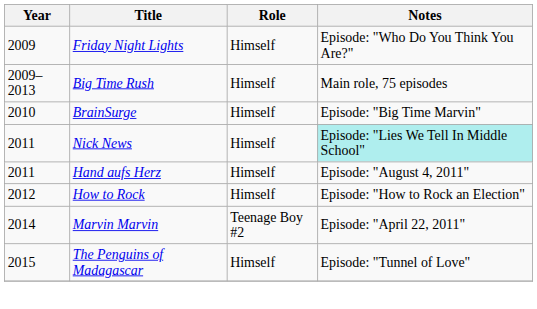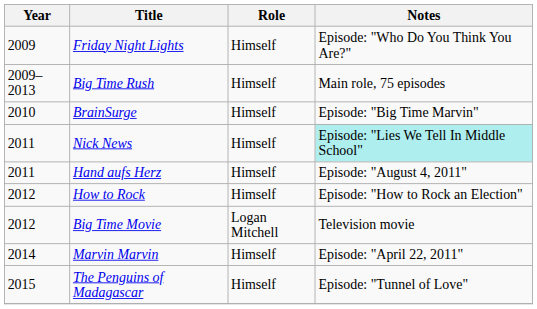+ row: (117, 224)
(267, 224) Teenage Boy #2 -> (254, 254) Himself
